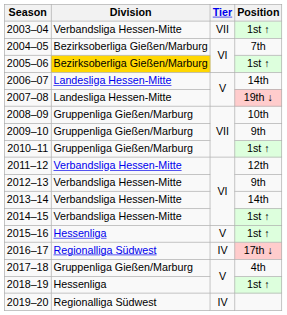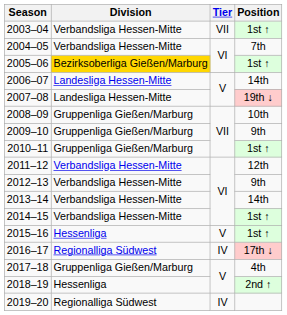(131, 47) Bezirksoberliga Gießen/Marburg -> (118, 47) Verbandsliga Hessen-Mitte
(258, 285) 1st ↑ -> (258, 285) 2nd ↑
